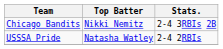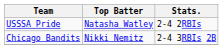rows swapped: (43, 24) <-> (33, 38)
